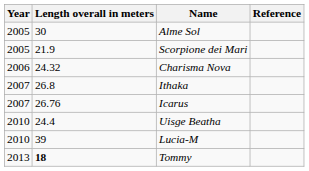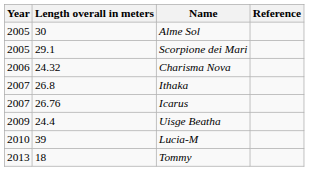(45, 49) 21.9 -> (45, 49) 29.1
(18, 121) 2010 -> (18, 121) 2009
(41, 157) bold -> (41, 157) normal
